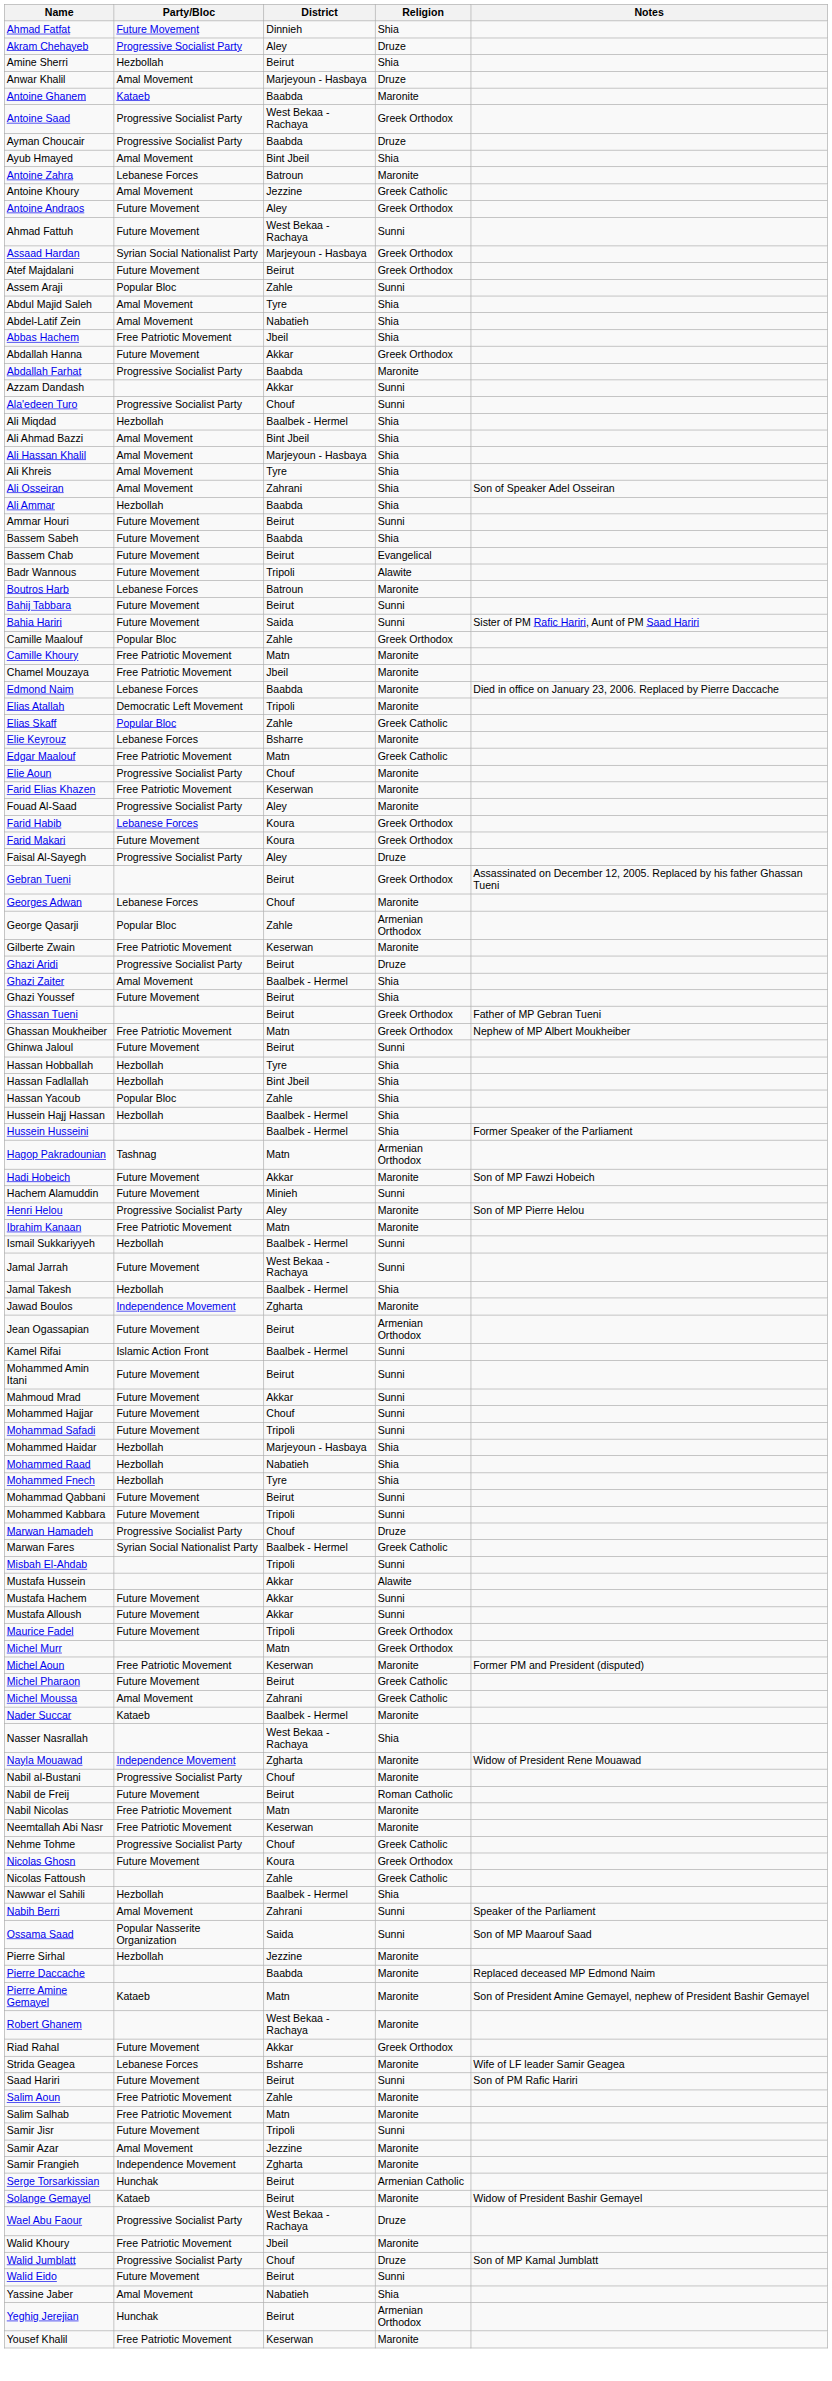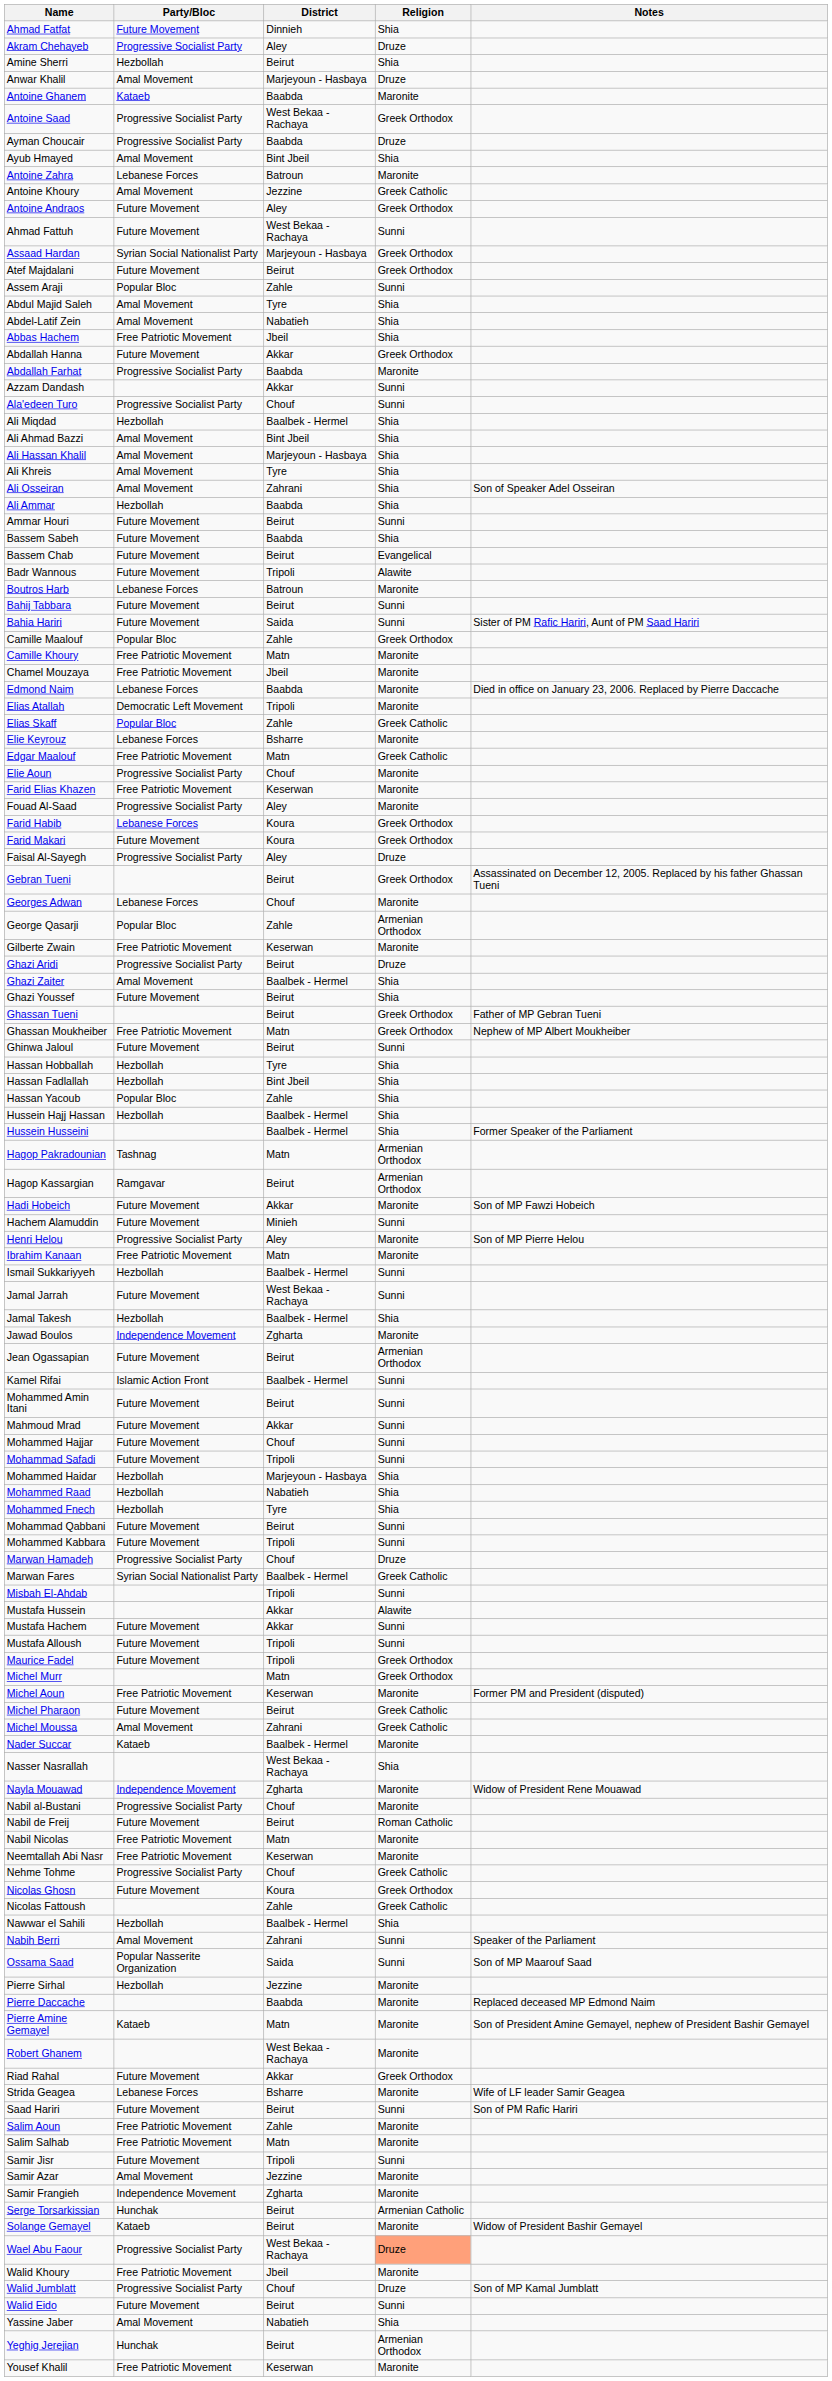+ row: (50, 1183)
(280, 1615) Akkar -> (280, 1643) Tripoli
(392, 2221) no background -> (392, 2249) lightsalmon background
